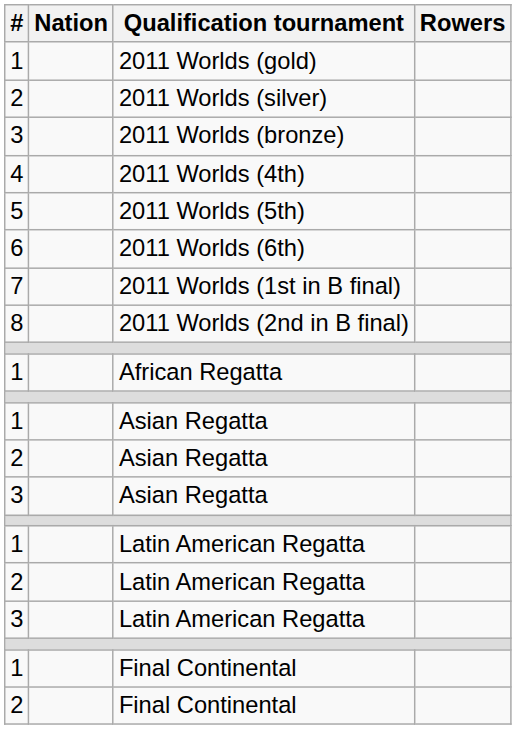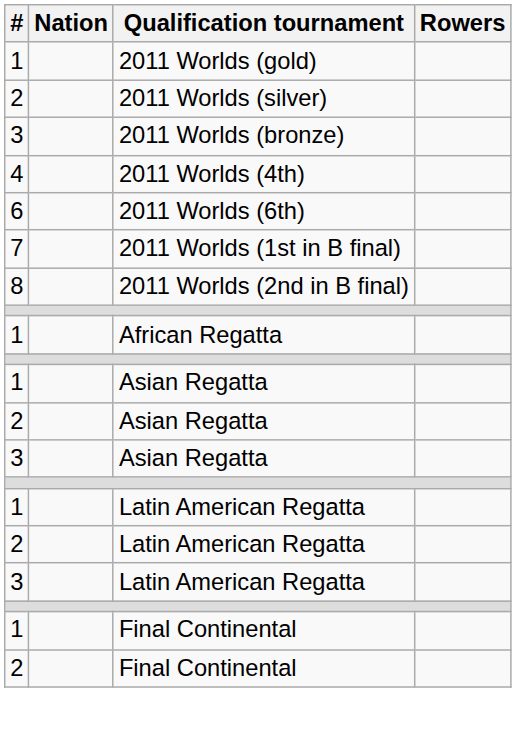- row: (17, 211)
